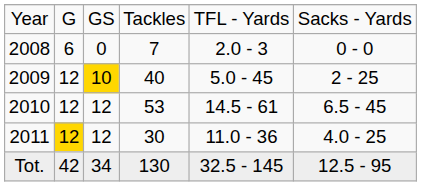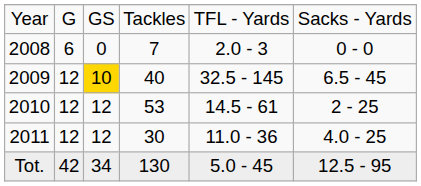(242, 78) 5.0 - 45 -> (242, 78) 32.5 - 145
(355, 78) 2 - 25 -> (355, 78) 6.5 - 45
(355, 107) 6.5 - 45 -> (355, 107) 2 - 25
(69, 136) gold background -> (69, 136) no background
(242, 166) 32.5 - 145 -> (242, 166) 5.0 - 45
